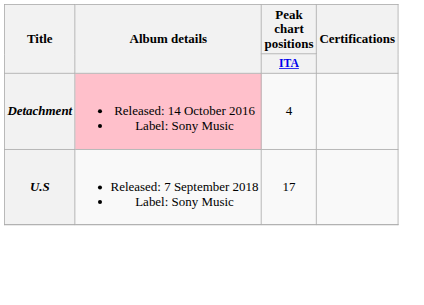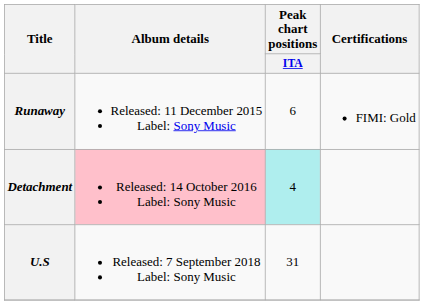+ row: (40, 111)
(289, 111) no background -> (293, 186) paleturquoise background
(289, 186) 17 -> (293, 262) 31
